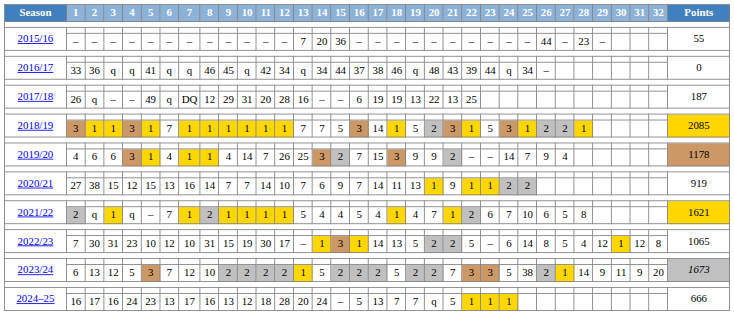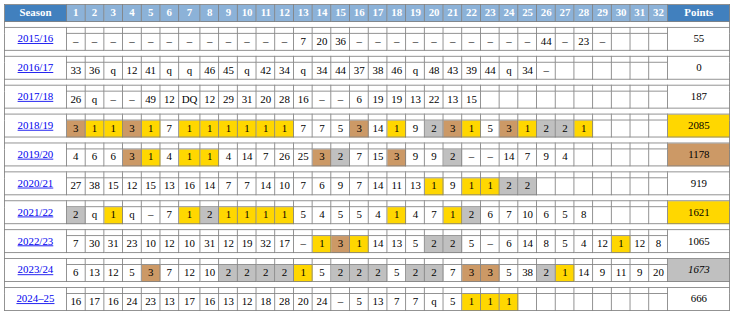(132, 70) q -> (132, 70) 12
(169, 99) q -> (169, 99) 12
(471, 99) 25 -> (471, 99) 15
(415, 128) 5 -> (415, 128) 9
(341, 215) 4 -> (341, 215) 5
(228, 244) 15 -> (228, 244) 12
(266, 244) 30 -> (266, 244) 32
